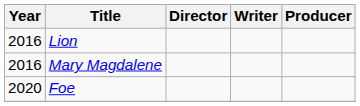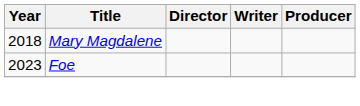- row: (63, 40)
(25, 64) 2016 -> (25, 40) 2018
(25, 88) 2020 -> (25, 64) 2023
